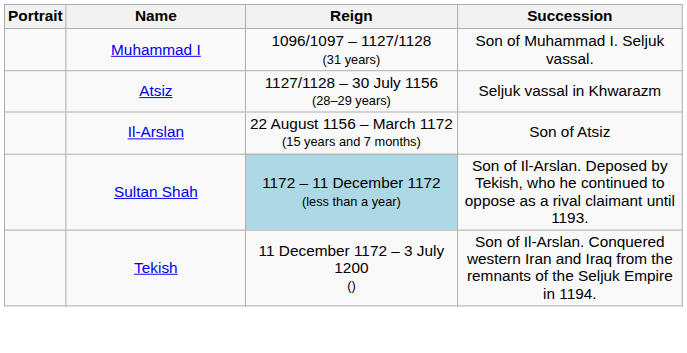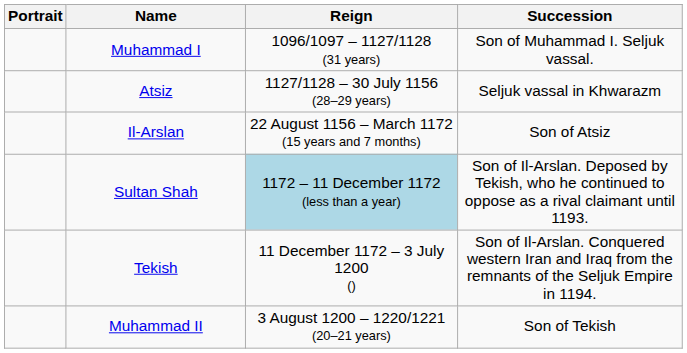+ row: (156, 326)
